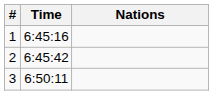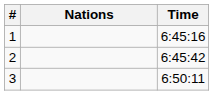columns swapped: (140, 15) <-> (46, 15)
